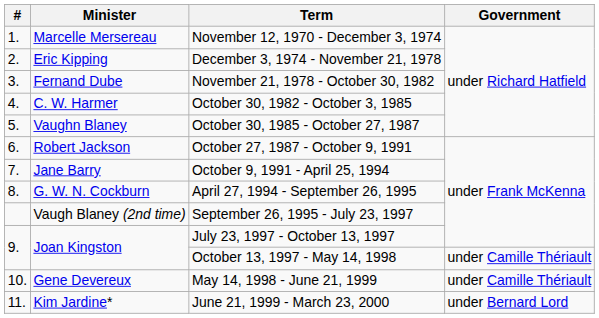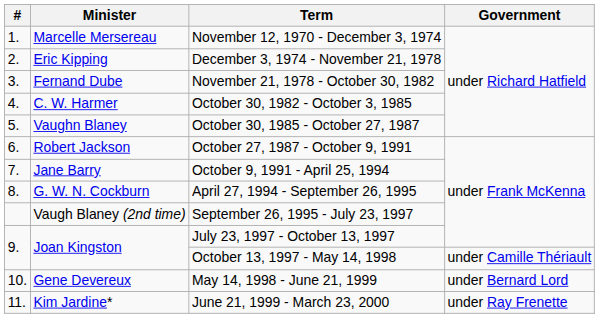(519, 280) under Camille Thériault -> (508, 280) under Bernard Lord
(508, 302) under Bernard Lord -> (508, 302) under Ray Frenette
